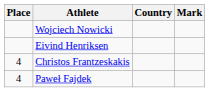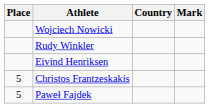+ row: (64, 45)
(19, 62) 4 -> (19, 78) 5
(19, 78) 4 -> (19, 95) 5
